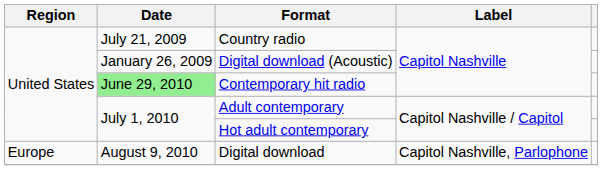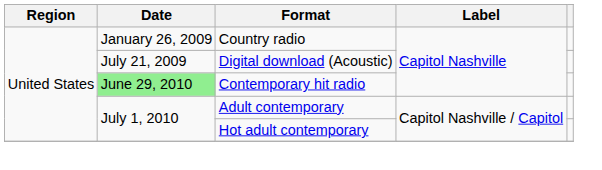(144, 38) July 21, 2009 -> (157, 38) January 26, 2009
(157, 61) January 26, 2009 -> (144, 61) July 21, 2009
- row: (272, 152)
